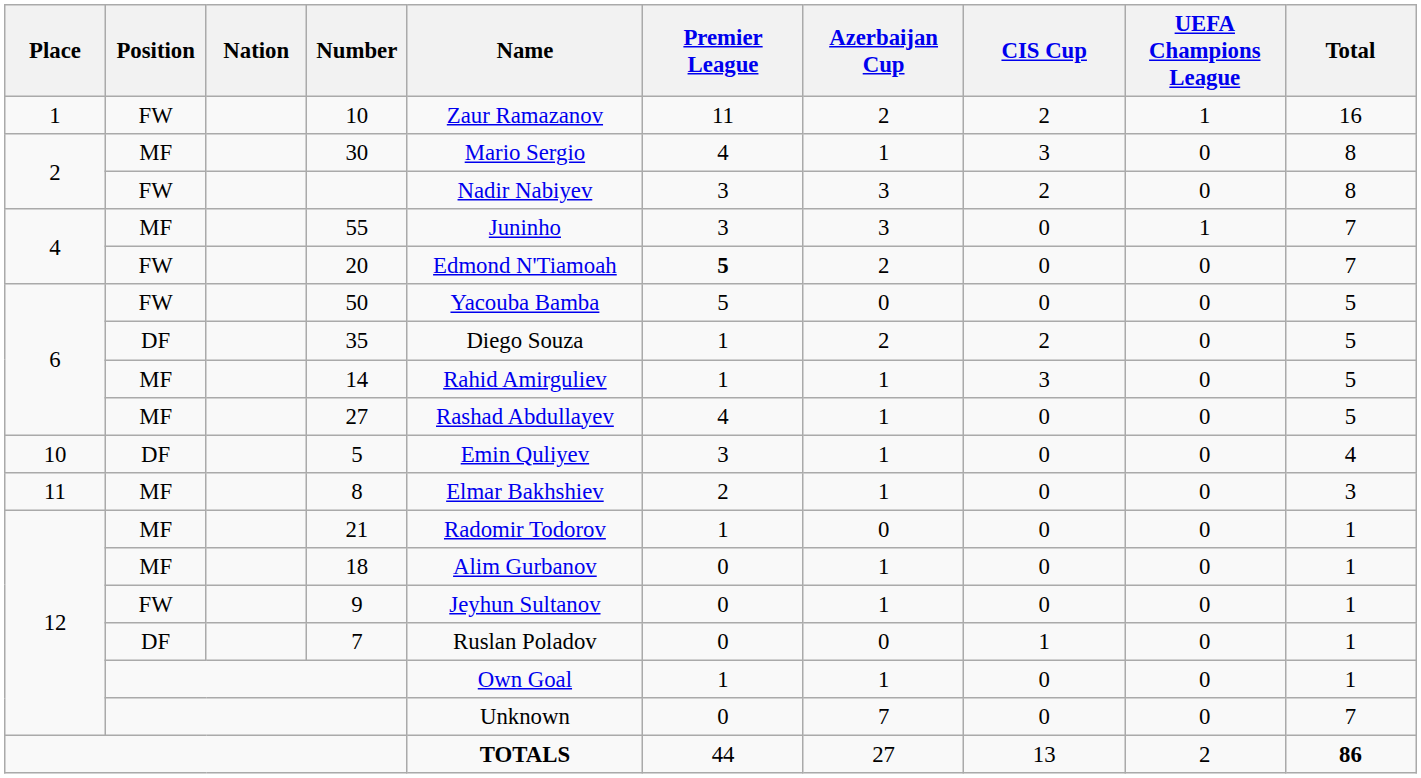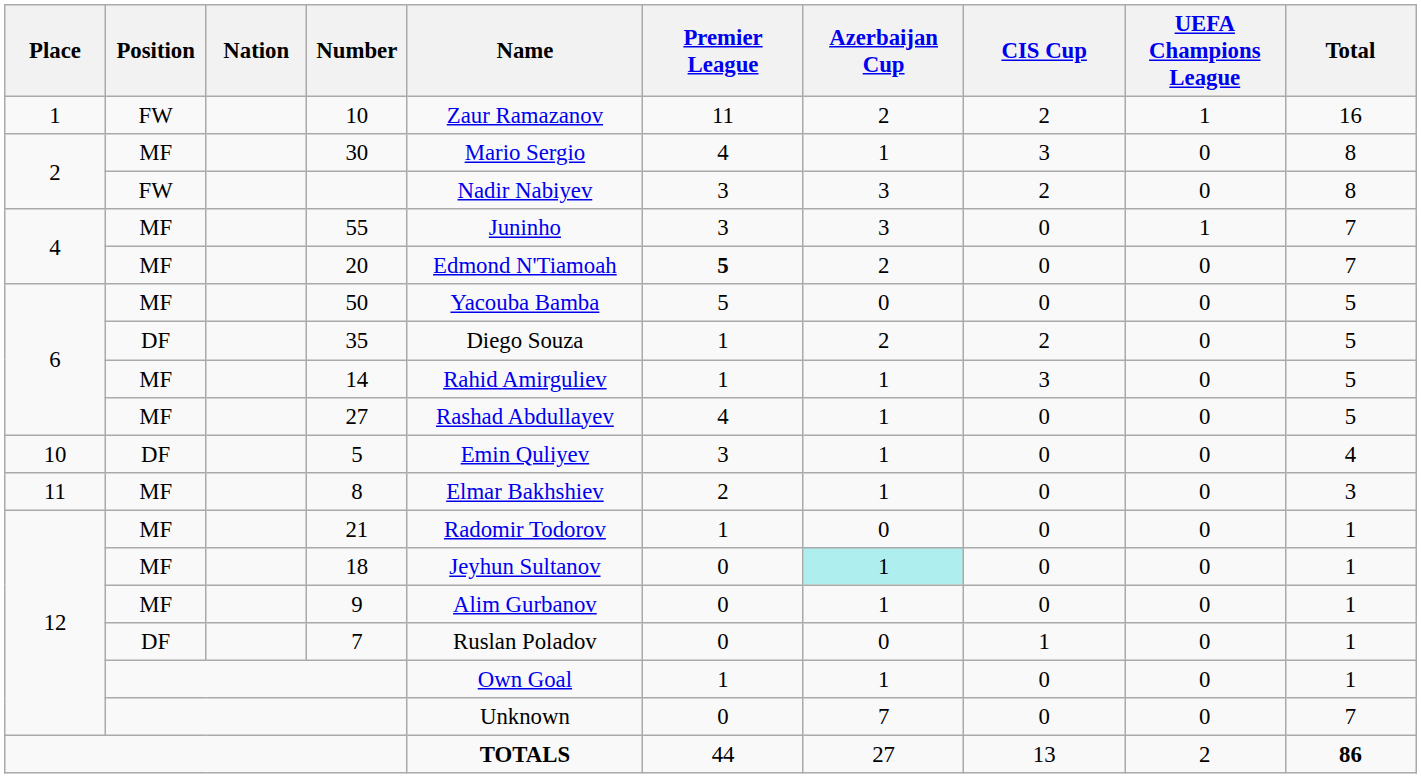(156, 265) FW -> (156, 265) MF
(156, 303) FW -> (156, 303) MF
(525, 566) Alim Gurbanov -> (525, 566) Jeyhun Sultanov
(884, 566) no background -> (884, 566) paleturquoise background
(156, 603) FW -> (156, 603) MF
(525, 603) Jeyhun Sultanov -> (525, 603) Alim Gurbanov
